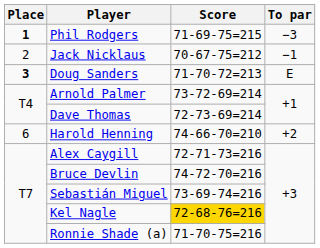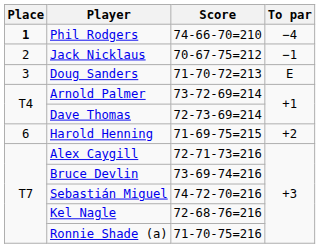(218, 34) 71-69-75=215 -> (218, 34) 74-66-70=210
(290, 34) −3 -> (290, 34) −4
(26, 74) bold -> (26, 74) normal
(218, 134) 74-66-70=210 -> (218, 134) 71-69-75=215
(218, 174) 74-72-70=216 -> (218, 174) 73-69-74=216
(218, 194) 73-69-74=216 -> (218, 194) 74-72-70=216
(218, 214) gold background -> (218, 214) no background
